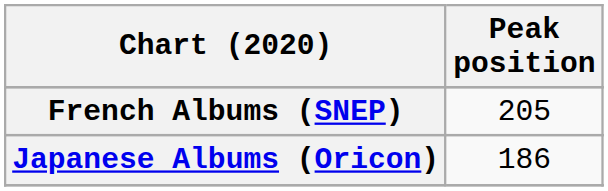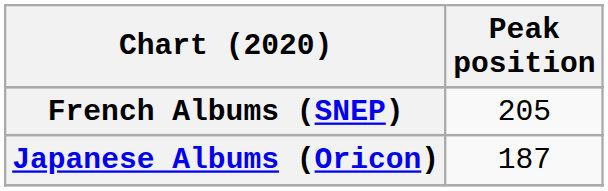(524, 160) 186 -> (524, 160) 187
